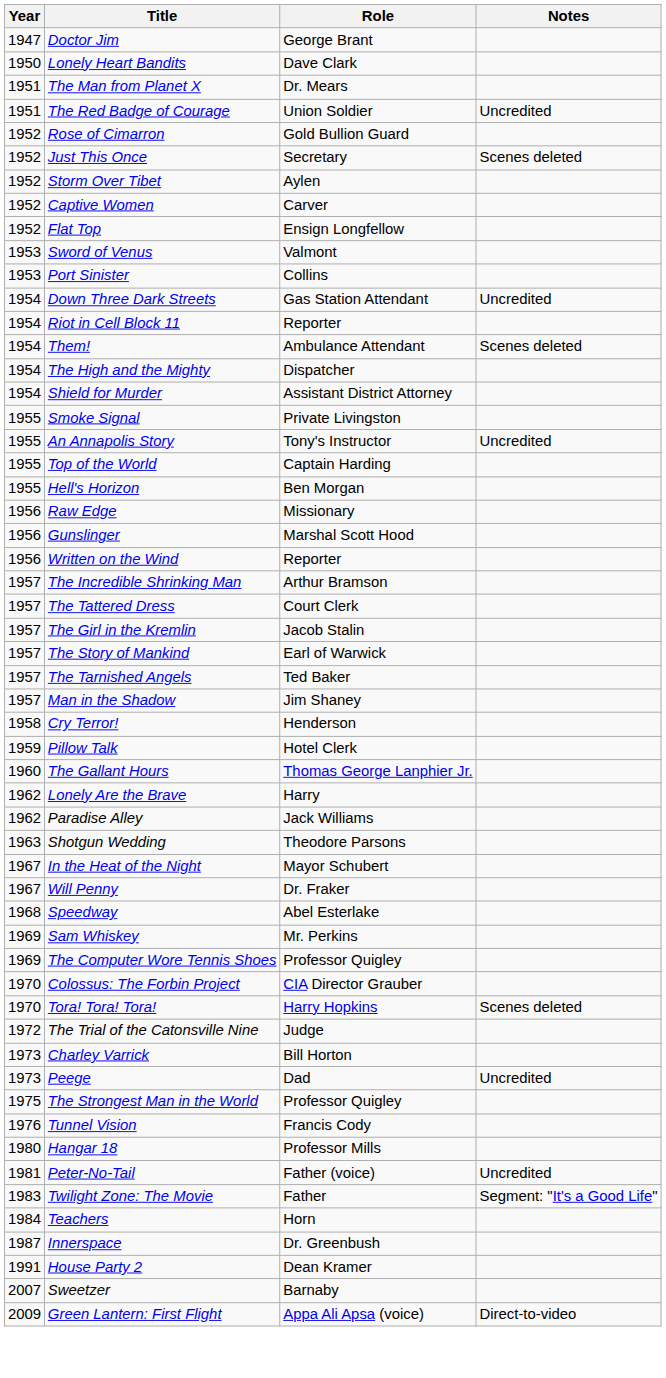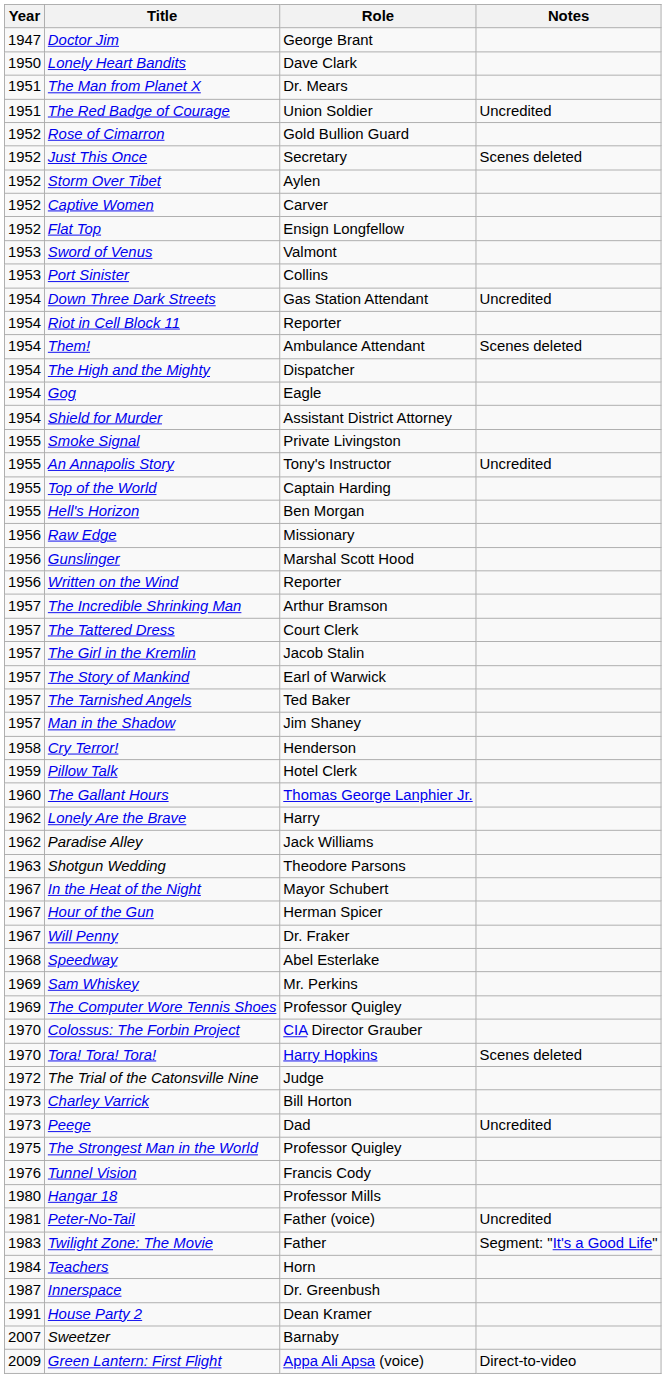+ row: (62, 393)
+ row: (101, 913)
